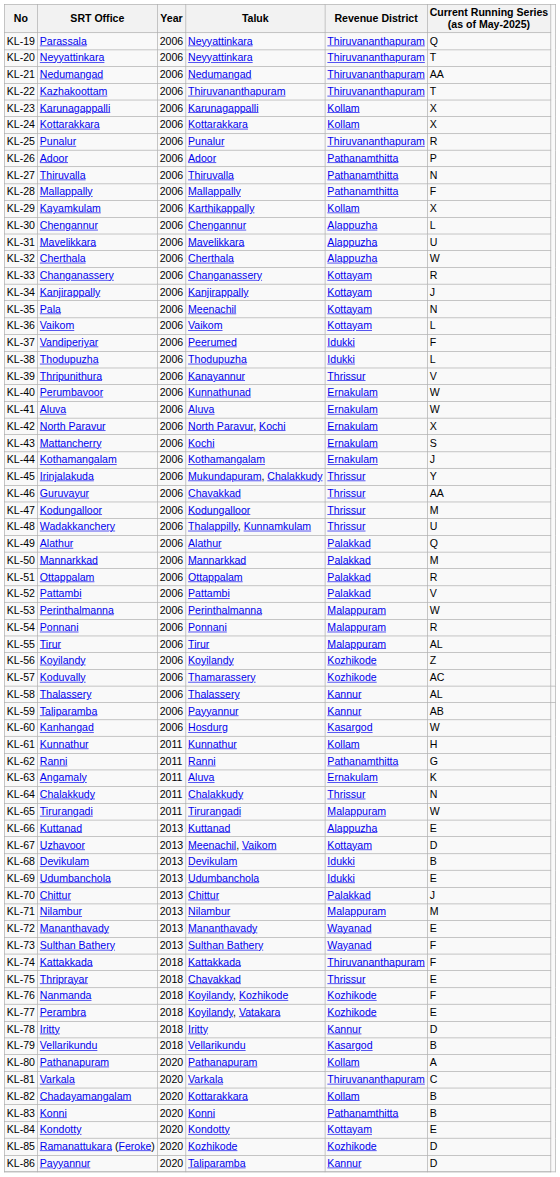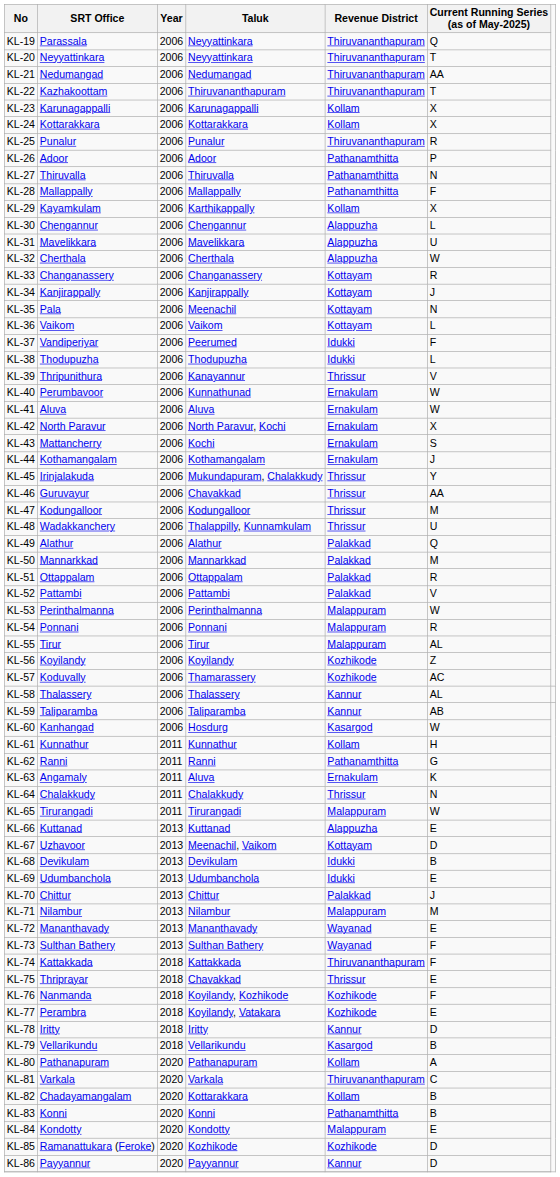(213, 711) Payyannur -> (217, 711) Taliparamba
(350, 1130) Kottayam -> (357, 1130) Malappuram
(217, 1163) Taliparamba -> (213, 1163) Payyannur
